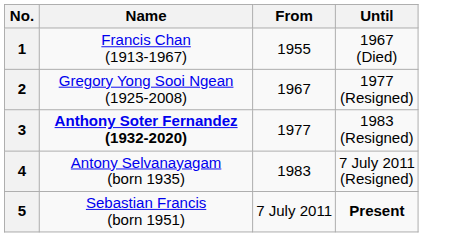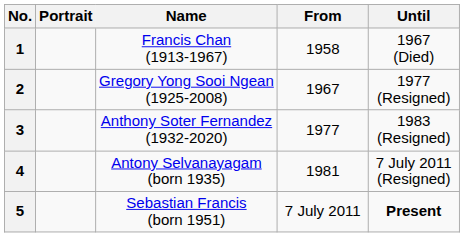+ column: (66, 16)
(294, 48) 1955 -> (323, 48) 1958
(146, 130) bold -> (186, 130) normal
(294, 171) 1983 -> (323, 171) 1981
